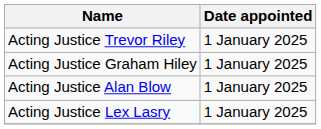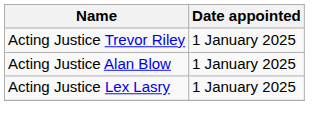- row: (102, 64)
